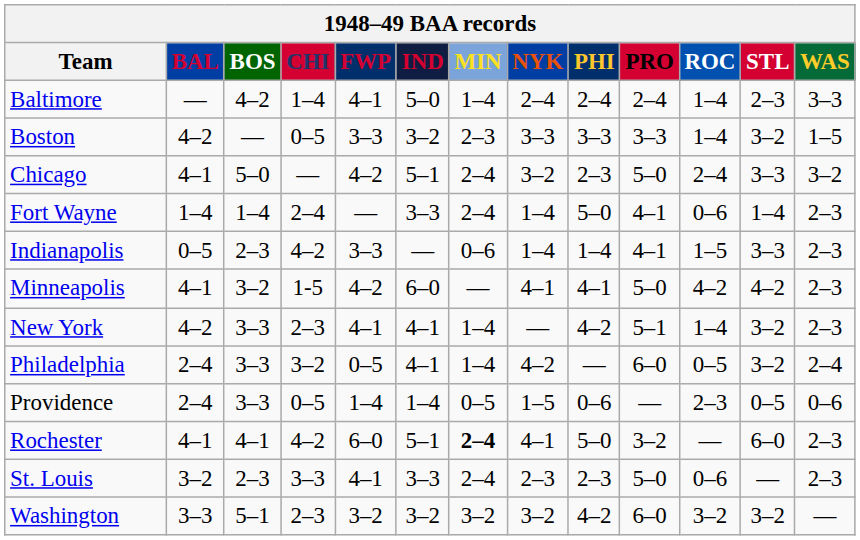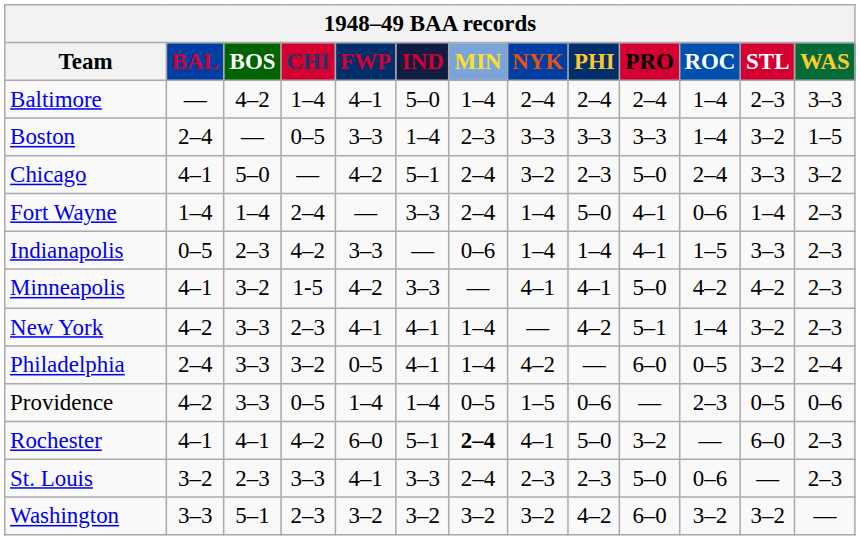(195, 137) 4–2 -> (195, 137) 2–4
(423, 137) 3–2 -> (423, 137) 1–4
(423, 288) 6–0 -> (423, 288) 3–3
(195, 402) 2–4 -> (195, 402) 4–2
